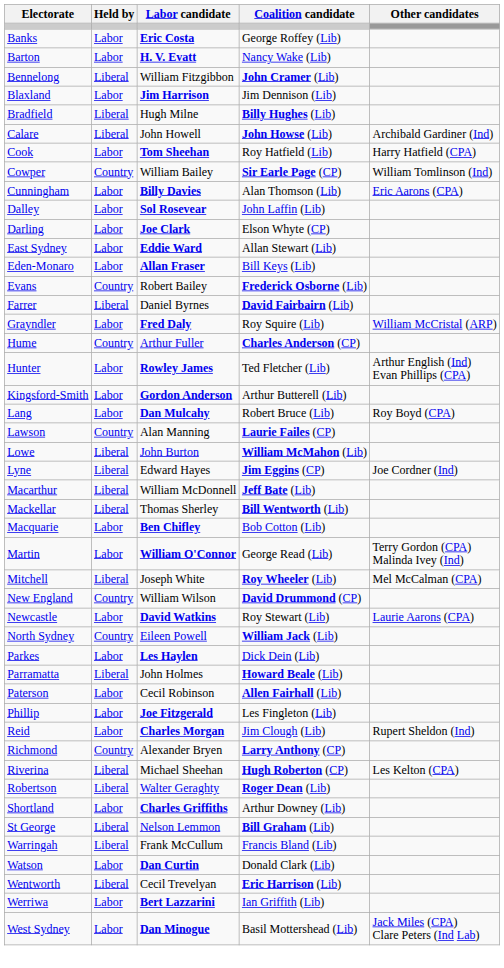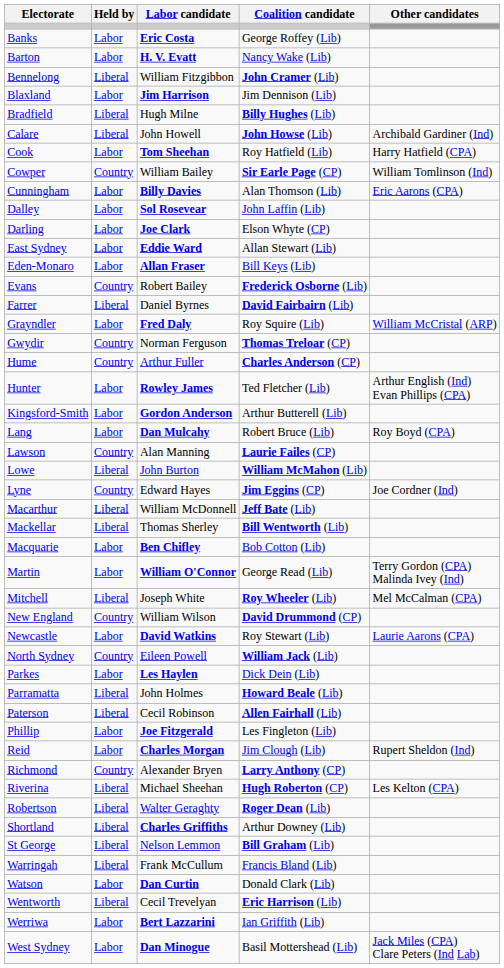+ row: (25, 343)
(111, 470) Liberal -> (114, 489) Country
(108, 693) Labor -> (111, 712) Liberal
(108, 807) Labor -> (111, 826) Liberal
